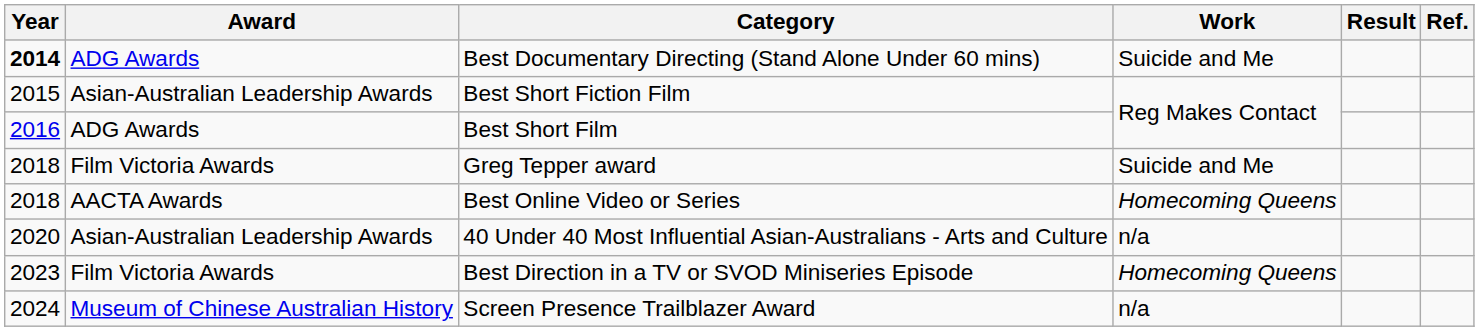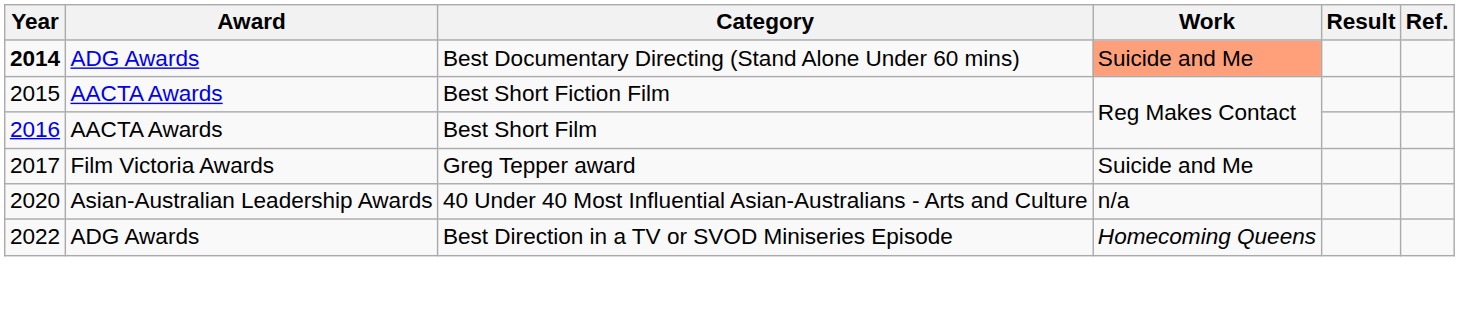(1196, 58) no background -> (1176, 58) lightsalmon background
(251, 93) Asian-Australian Leadership Awards -> (147, 93) AACTA Awards
(135, 129) ADG Awards -> (147, 129) AACTA Awards
(35, 165) 2018 -> (35, 165) 2017
- row: (602, 201)
(35, 272) 2023 -> (35, 237) 2022
(172, 272) Film Victoria Awards -> (135, 237) ADG Awards
- row: (639, 308)
